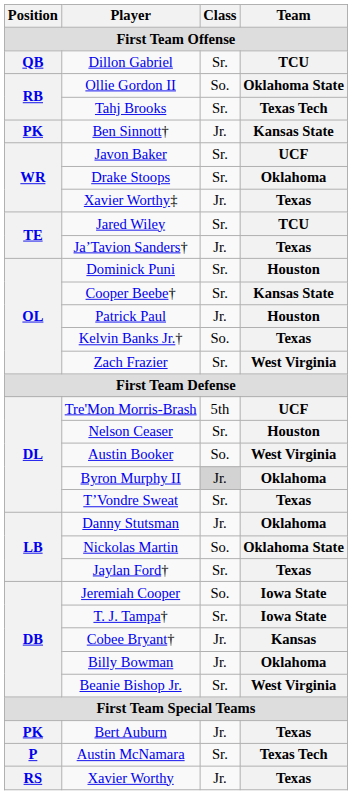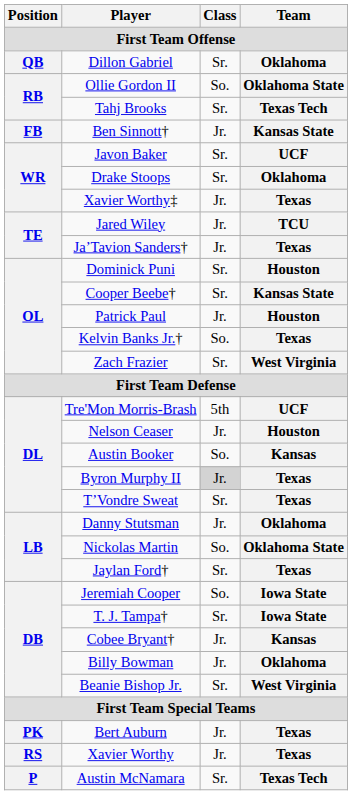(294, 62) TCU -> (294, 62) Oklahoma
(33, 131) PK -> (33, 131) FB
(220, 223) Sr. -> (220, 223) Jr.
(220, 431) Sr. -> (220, 431) Jr.
(294, 454) West Virginia -> (294, 454) Kansas
(294, 477) Oklahoma -> (294, 477) Texas
rows swapped: (131, 754) <-> (131, 778)
